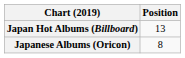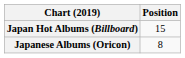(160, 28) 13 -> (160, 28) 15
